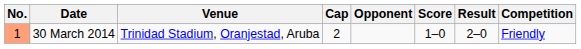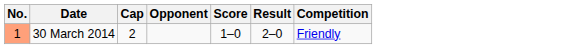- column: (220, 14)
